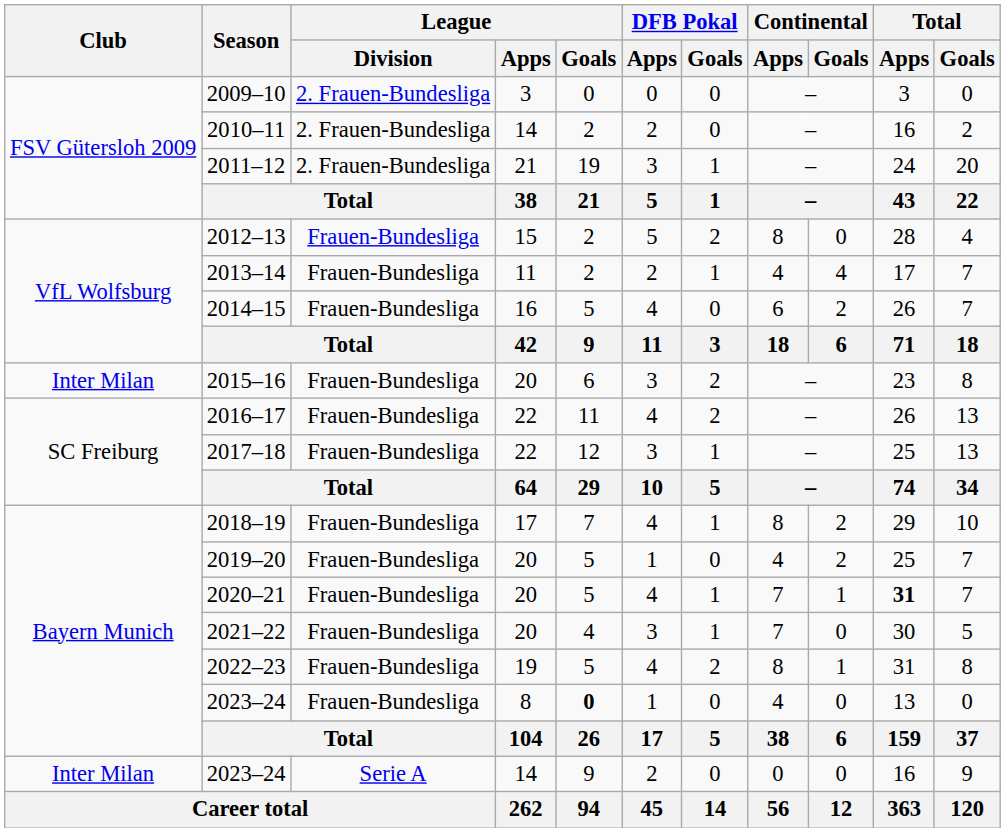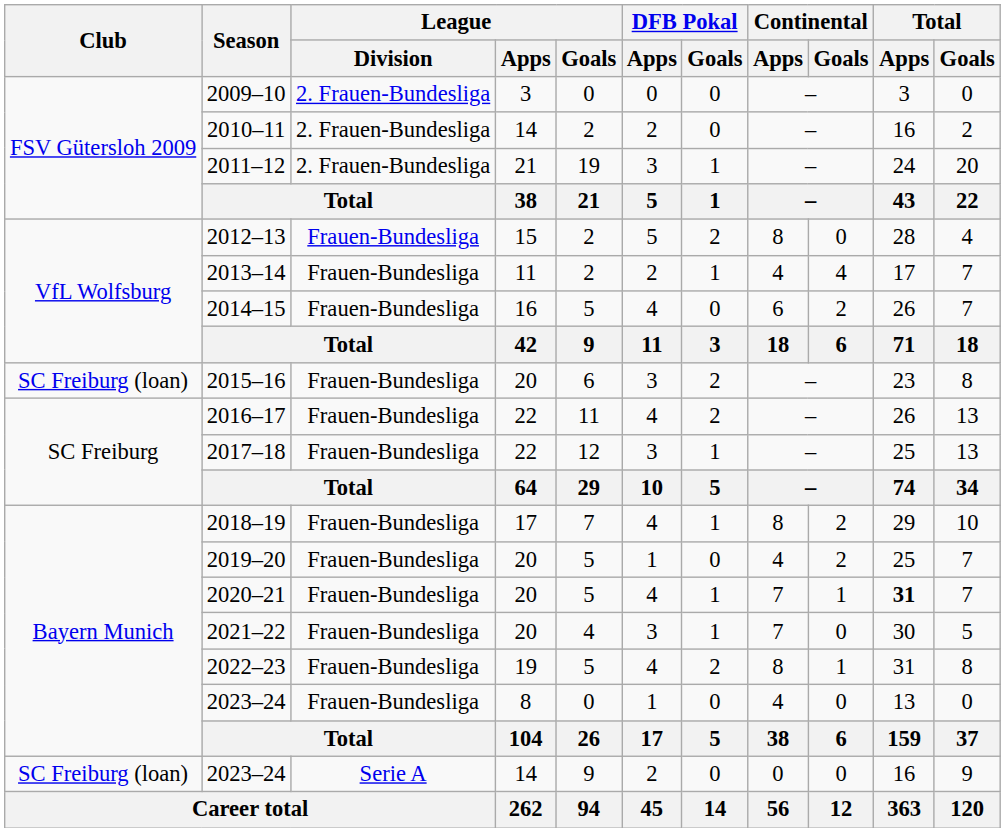(103, 380) Inter Milan -> (103, 380) SC Freiburg (loan)
(589, 702) bold -> (589, 702) normal
(103, 773) Inter Milan -> (103, 773) SC Freiburg (loan)
